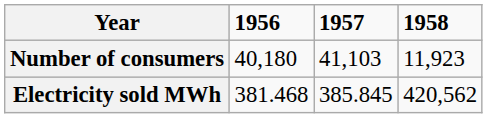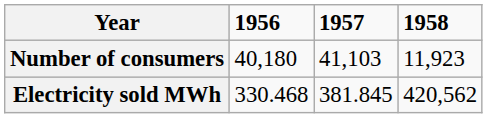(271, 94) 381.468 -> (271, 94) 330.468
(356, 94) 385.845 -> (356, 94) 381.845
